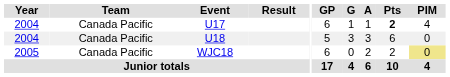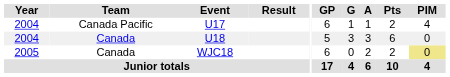(392, 24) bold -> (392, 24) normal
(116, 38) Canada Pacific -> (116, 38) Canada
(116, 52) Canada Pacific -> (116, 52) Canada
